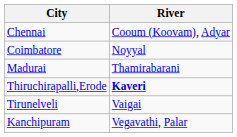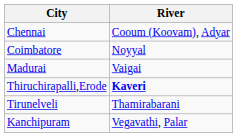(146, 68) Thamirabarani -> (127, 68) Vaigai
(127, 104) Vaigai -> (146, 104) Thamirabarani
